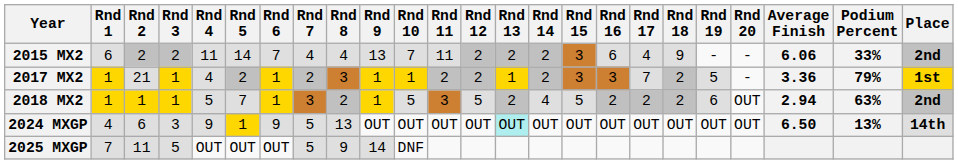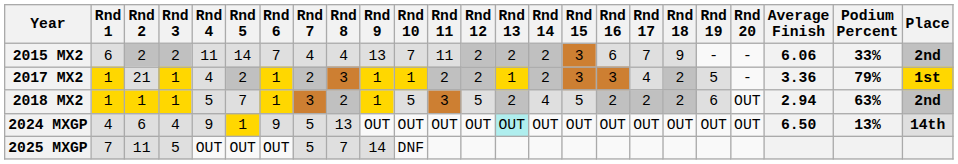(646, 55) 4 -> (646, 55) 7
(646, 79) 7 -> (646, 79) 4
(175, 125) 3 -> (175, 125) 4
(344, 148) 9 -> (344, 148) 7
